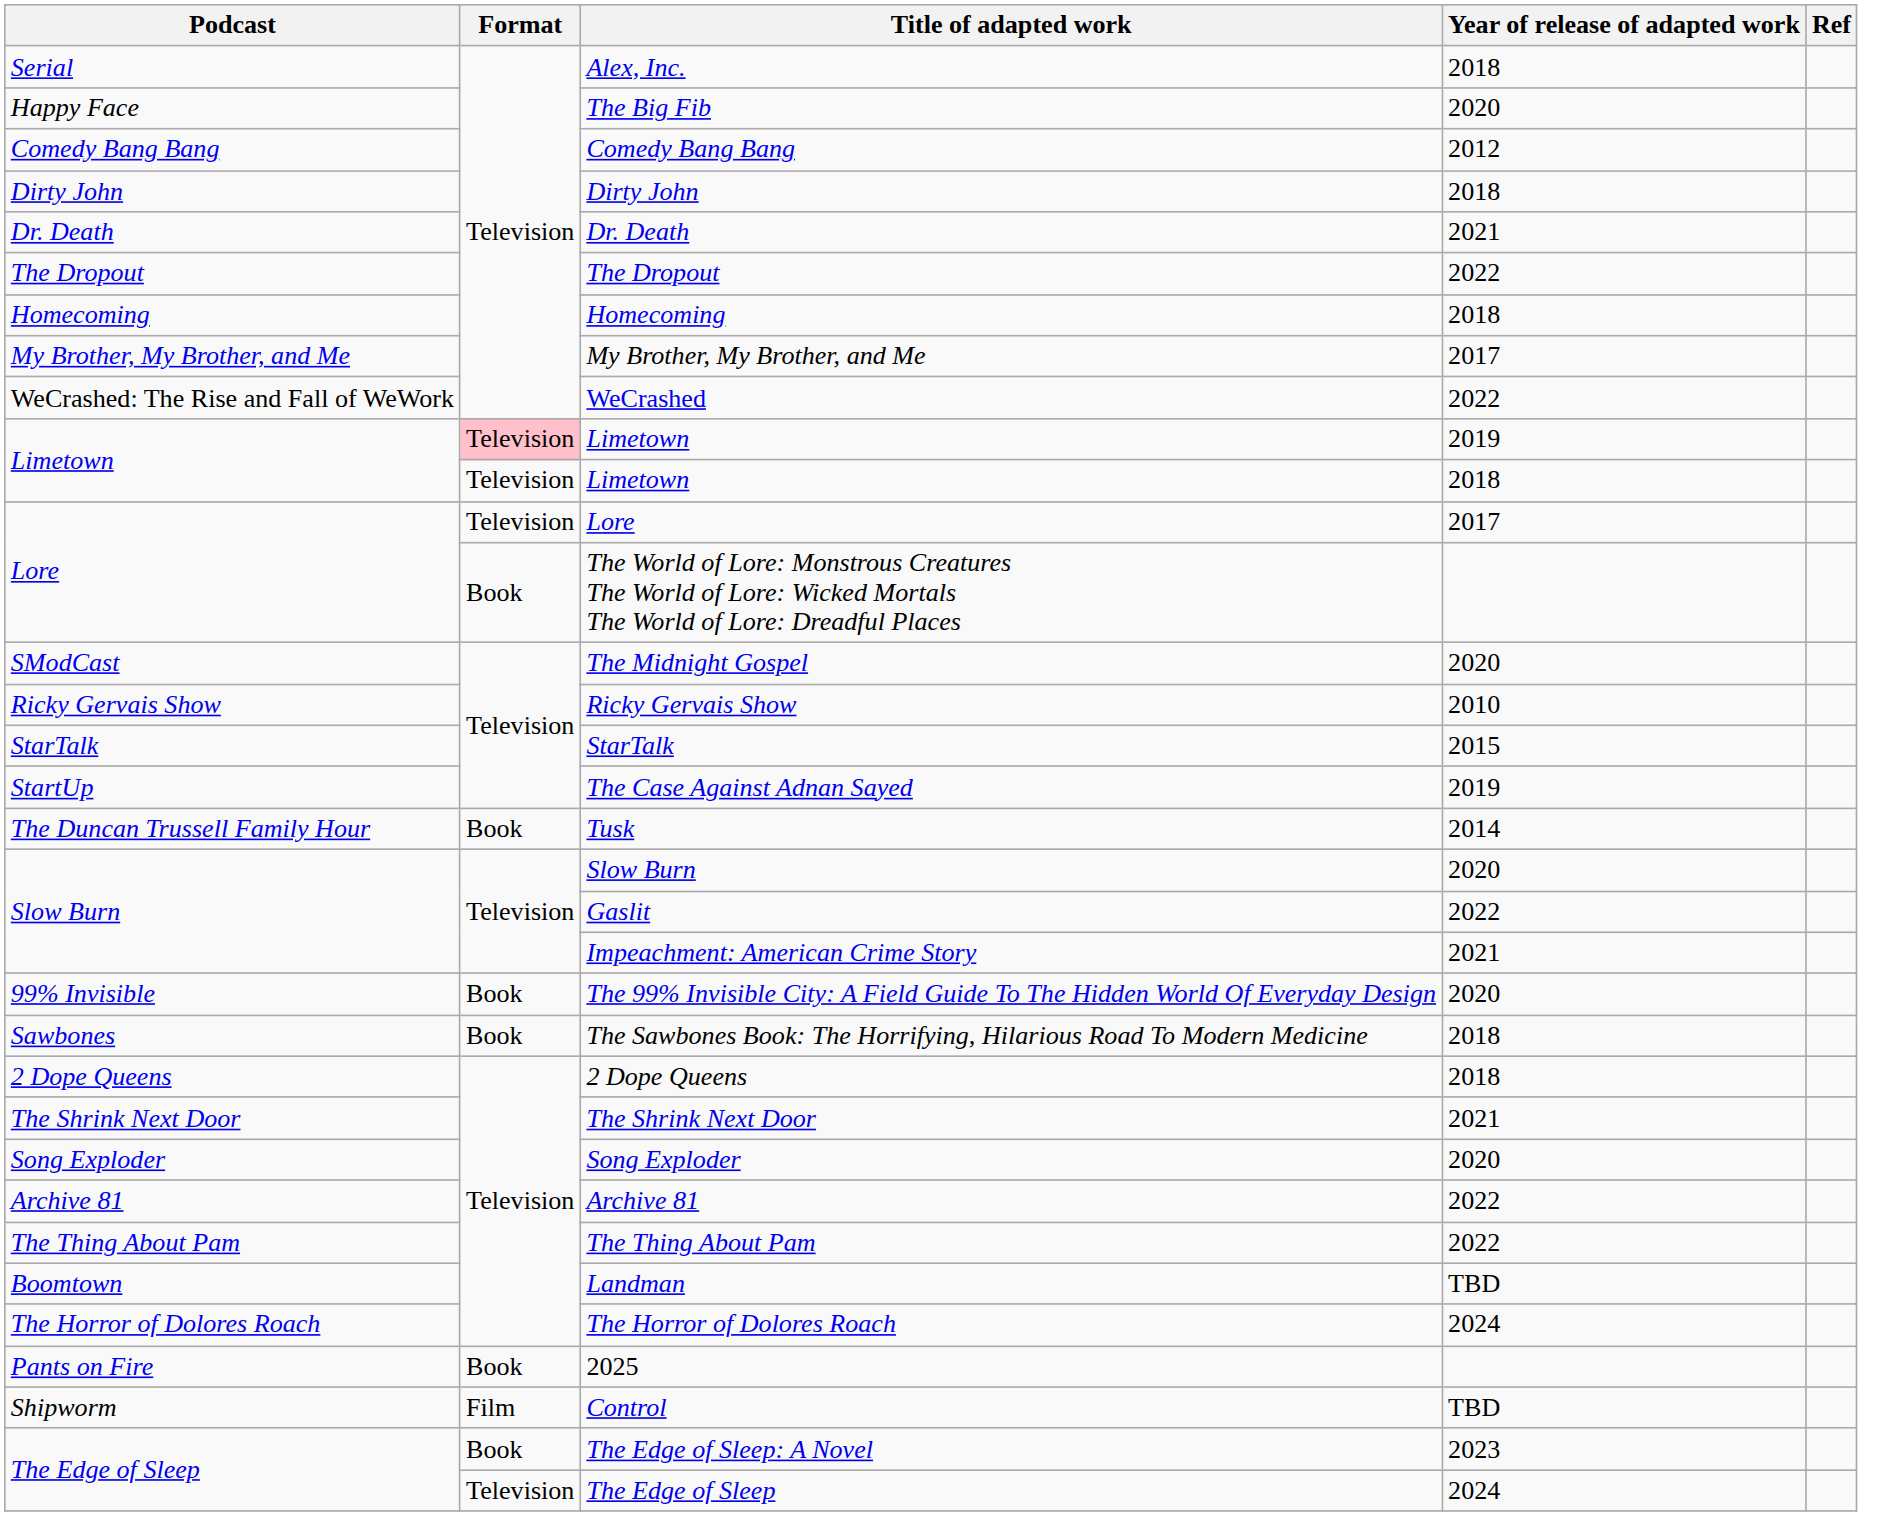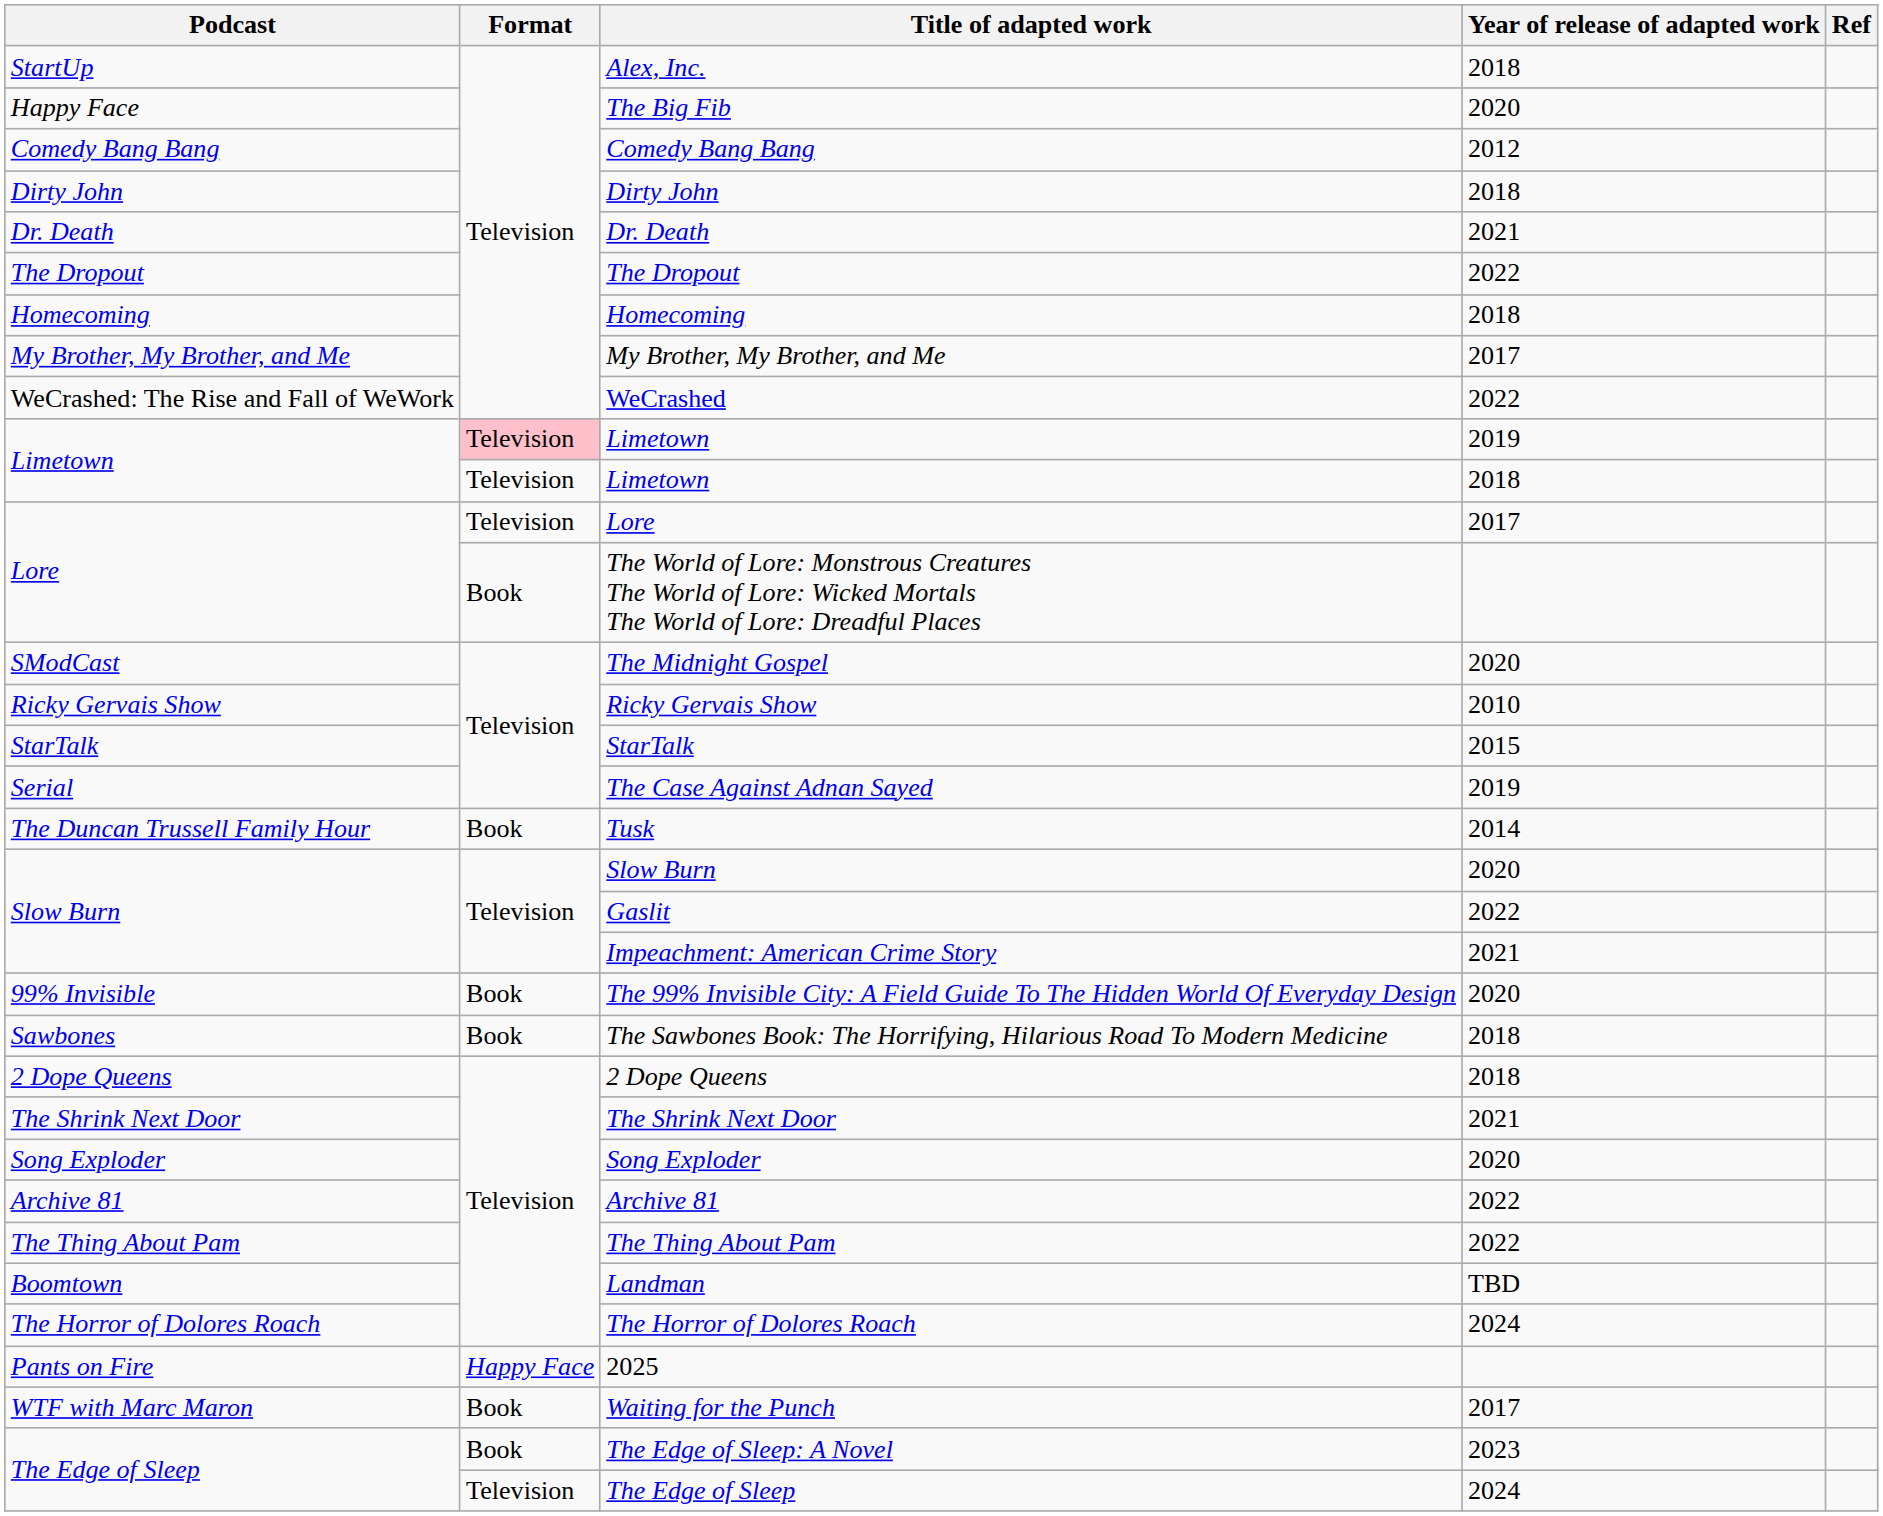(42, 66) Serial -> (52, 66) StartUp
(52, 787) StartUp -> (42, 787) Serial
(494, 1366) Book -> (530, 1366) Happy Face
+ row: (721, 1407)
- row: (626, 1407)
